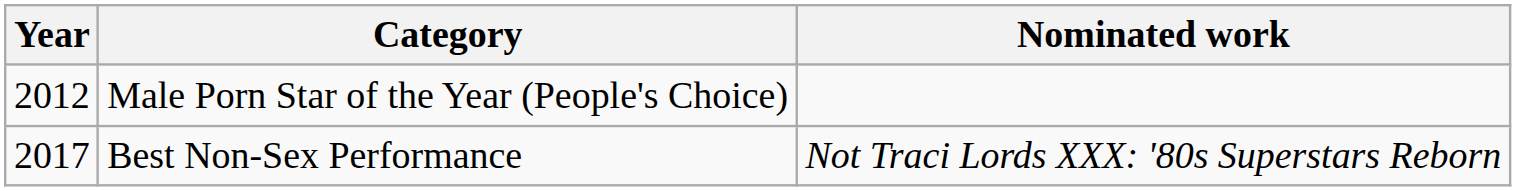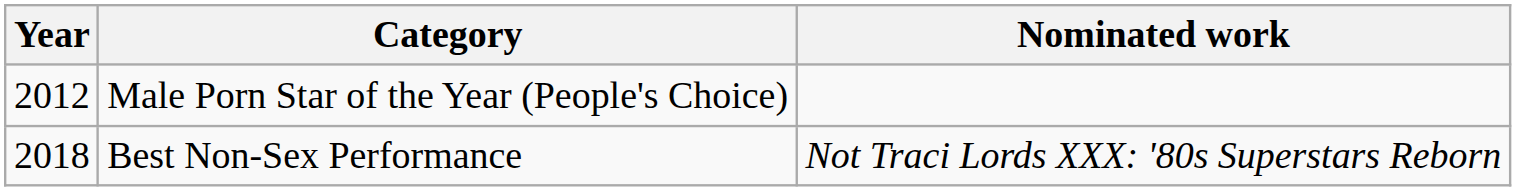(52, 154) 2017 -> (52, 154) 2018
